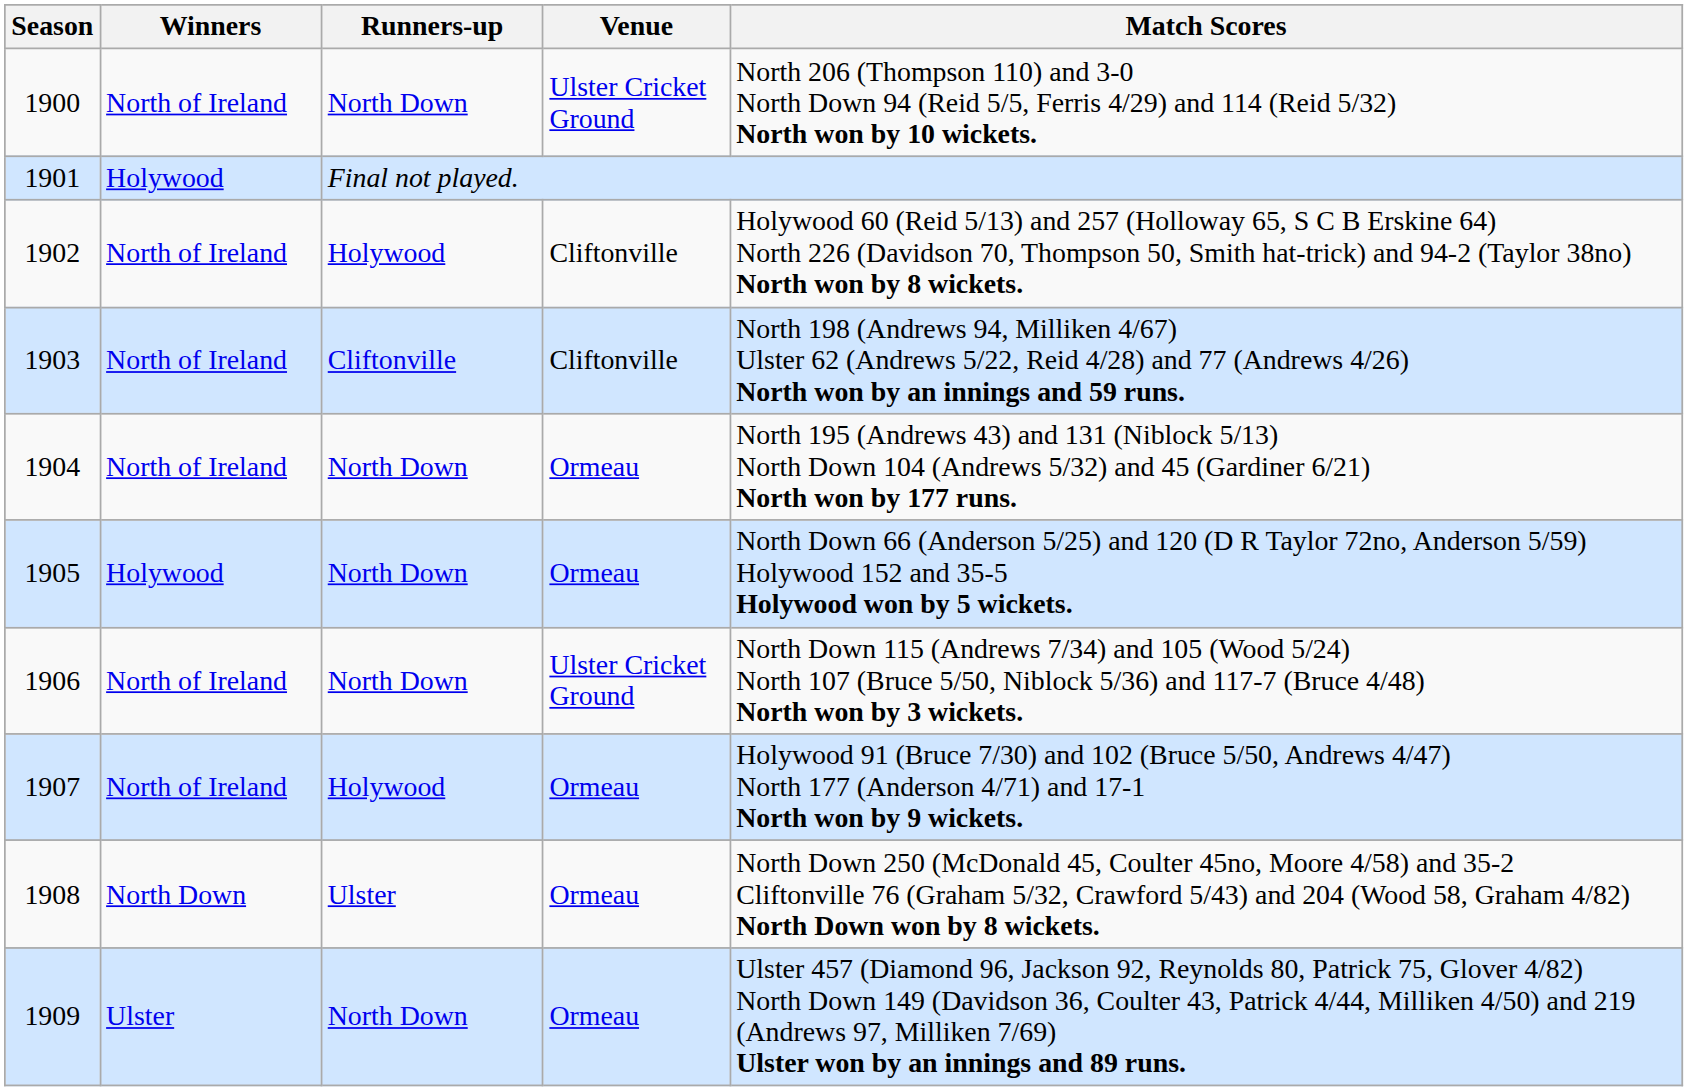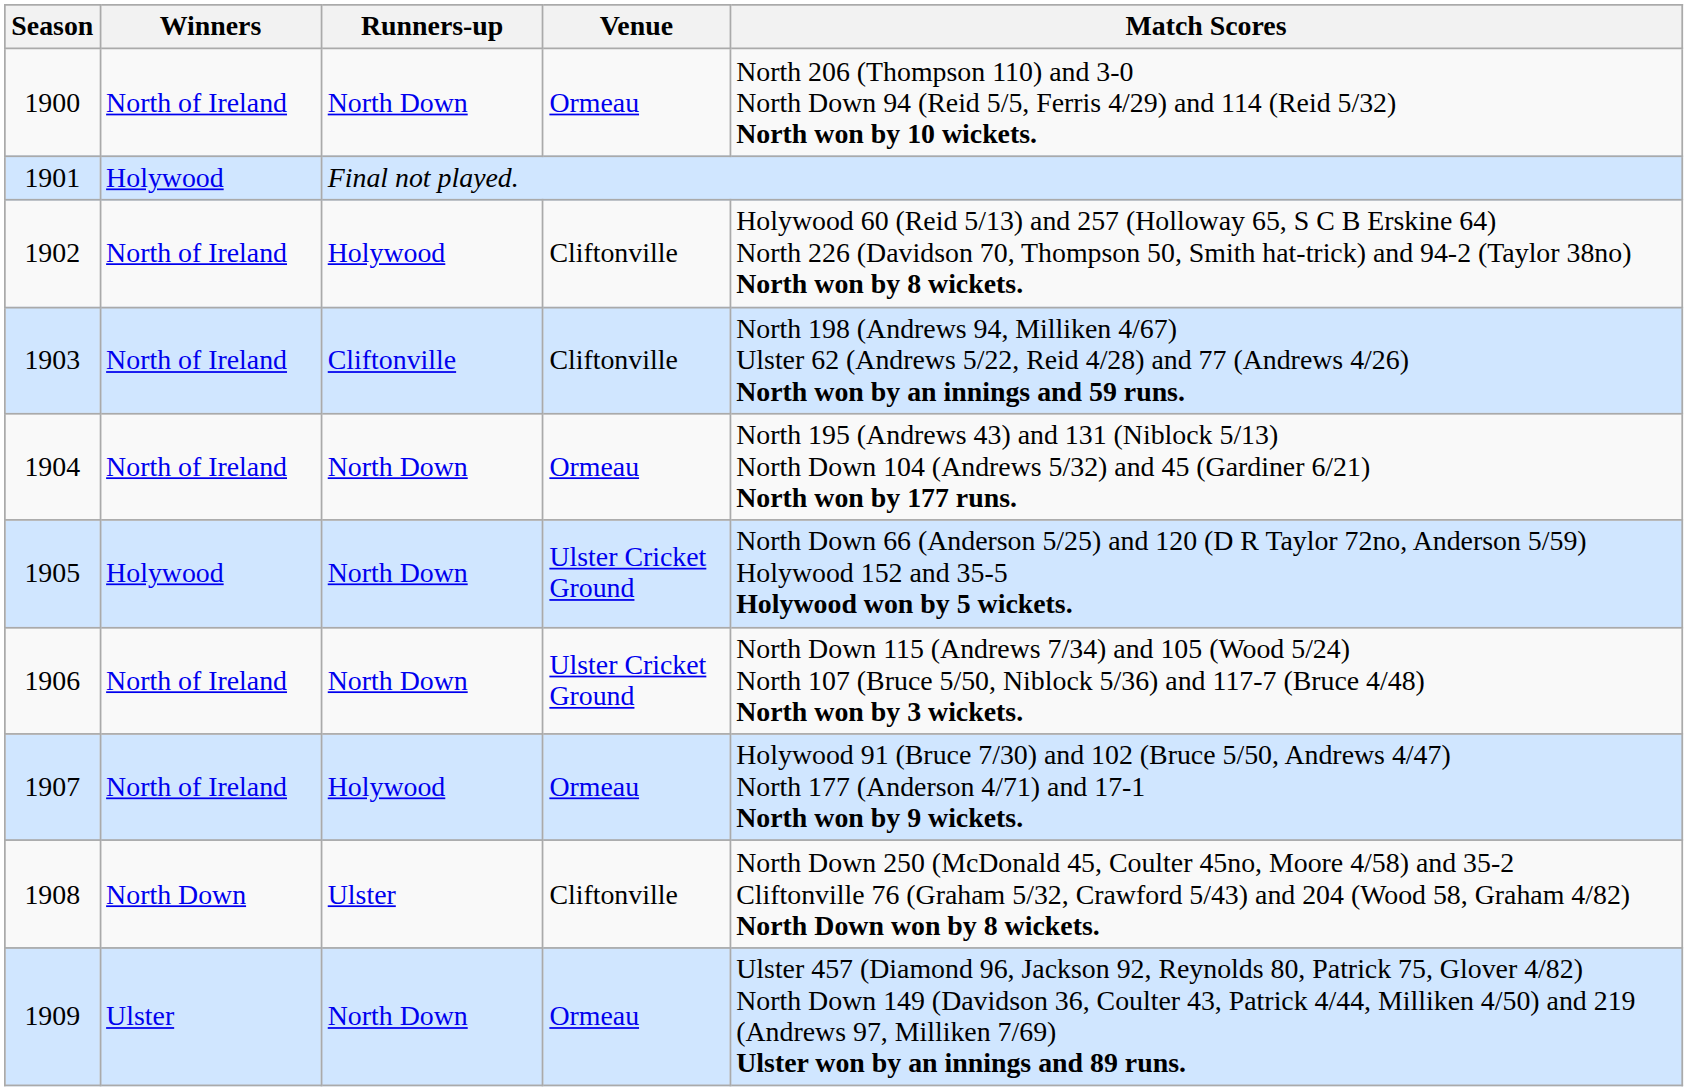(628, 102) Ulster Cricket Ground -> (594, 102) Ormeau
(594, 573) Ormeau -> (628, 573) Ulster Cricket Ground
(594, 893) Ormeau -> (614, 893) Cliftonville
